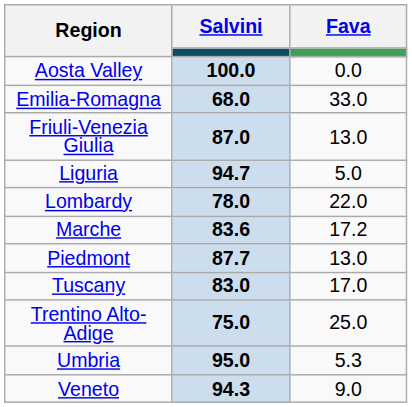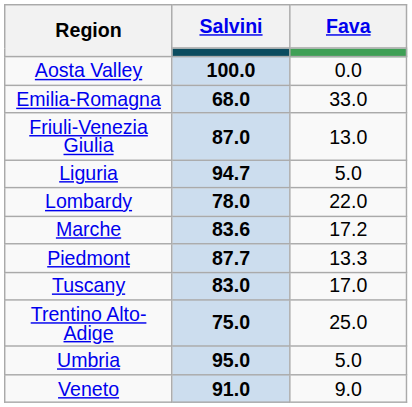(348, 257) 13.0 -> (348, 257) 13.3
(348, 360) 5.3 -> (348, 360) 5.0
(231, 388) 94.3 -> (231, 388) 91.0
